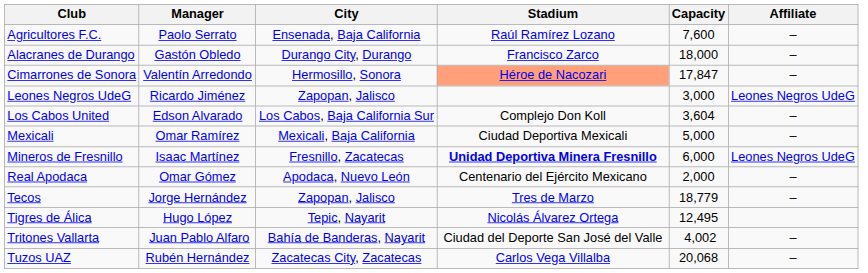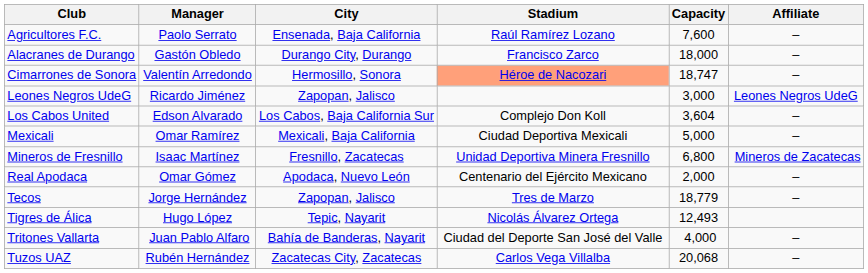(698, 75) 17,847 -> (698, 75) 18,747
(553, 156) bold -> (553, 156) normal
(698, 156) 6,000 -> (698, 156) 6,800
(793, 156) Leones Negros UdeG -> (796, 156) Mineros de Zacatecas
(698, 217) 12,495 -> (698, 217) 12,493
(698, 237) 4,002 -> (698, 237) 4,000
